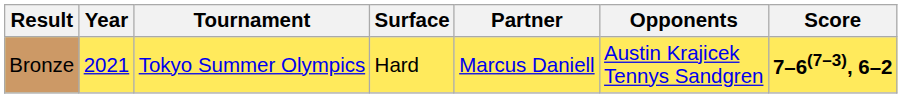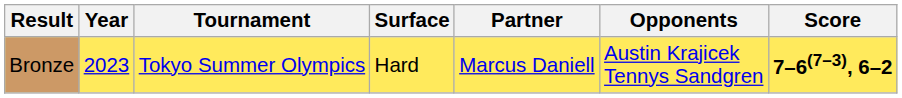(106, 64) 2021 -> (106, 64) 2023
